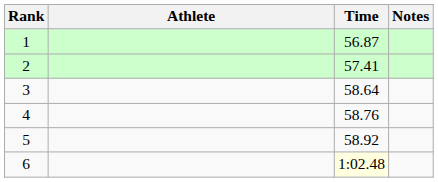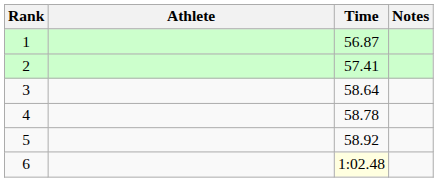(361, 115) 58.76 -> (361, 115) 58.78
